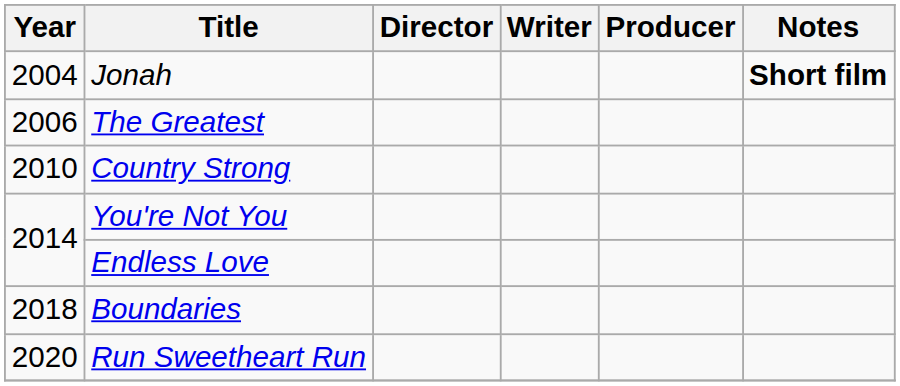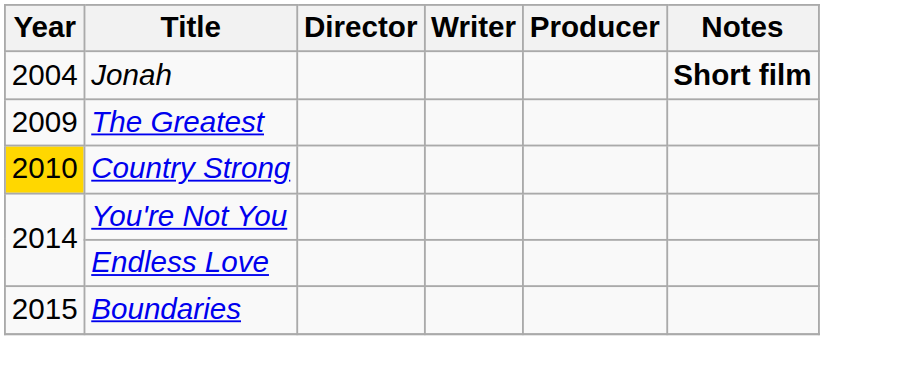(45, 121) 2006 -> (45, 121) 2009
(45, 168) no background -> (45, 168) gold background
(45, 309) 2018 -> (45, 309) 2015
- row: (229, 356)
